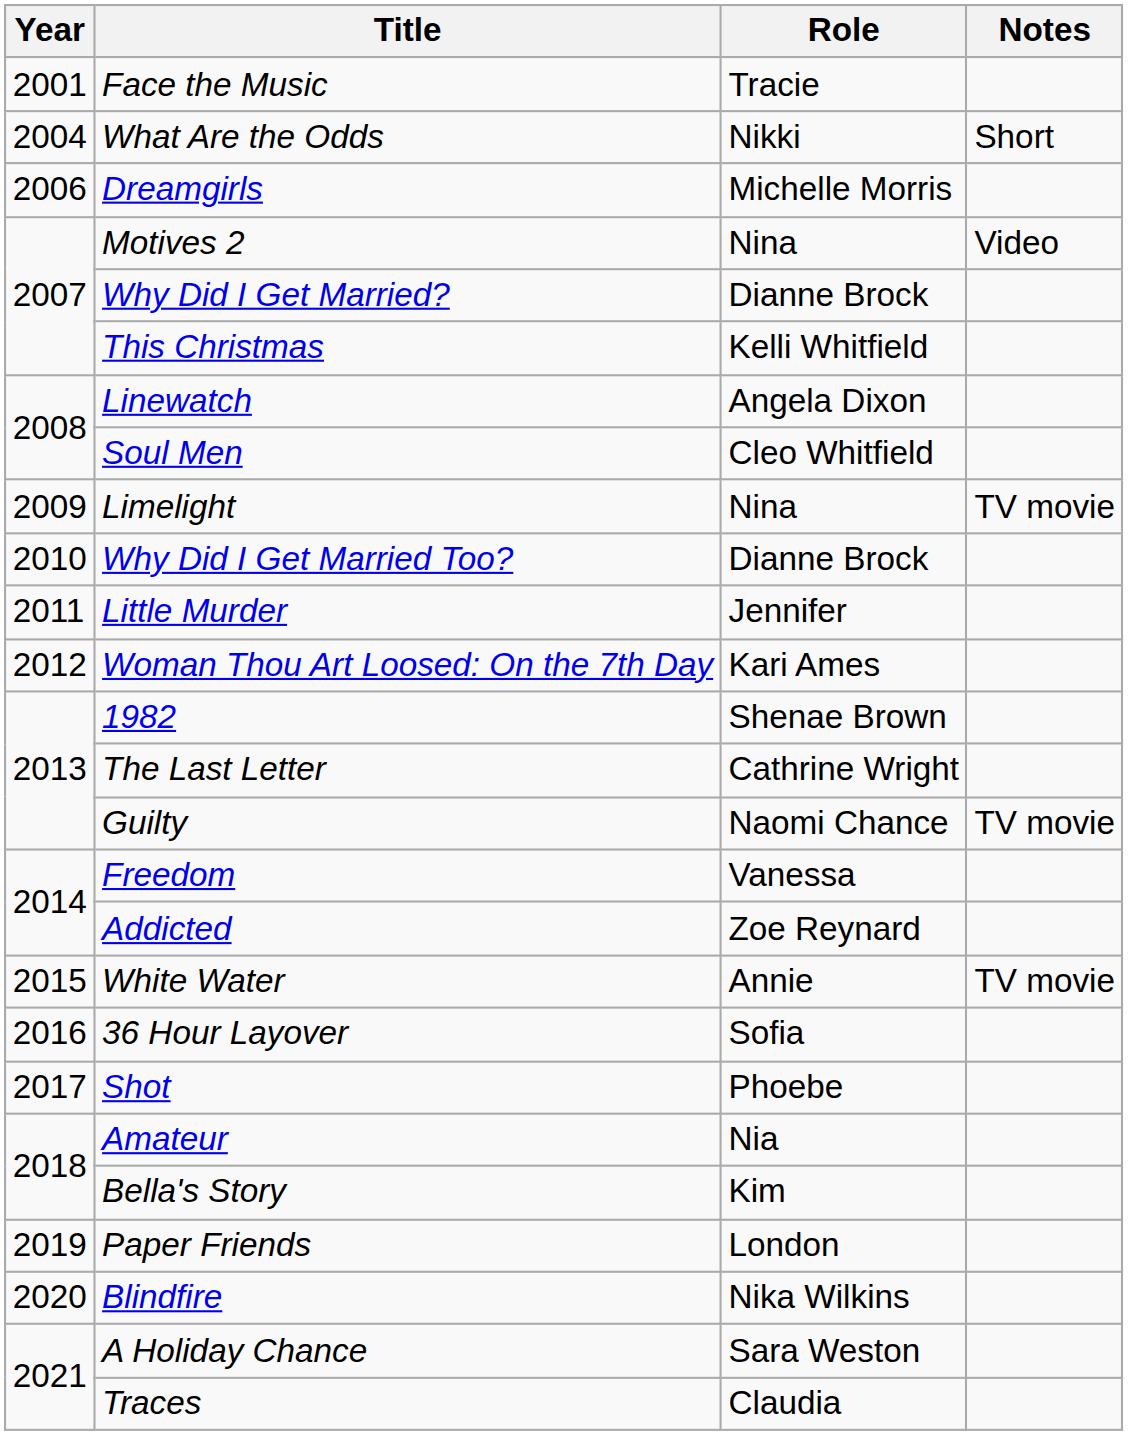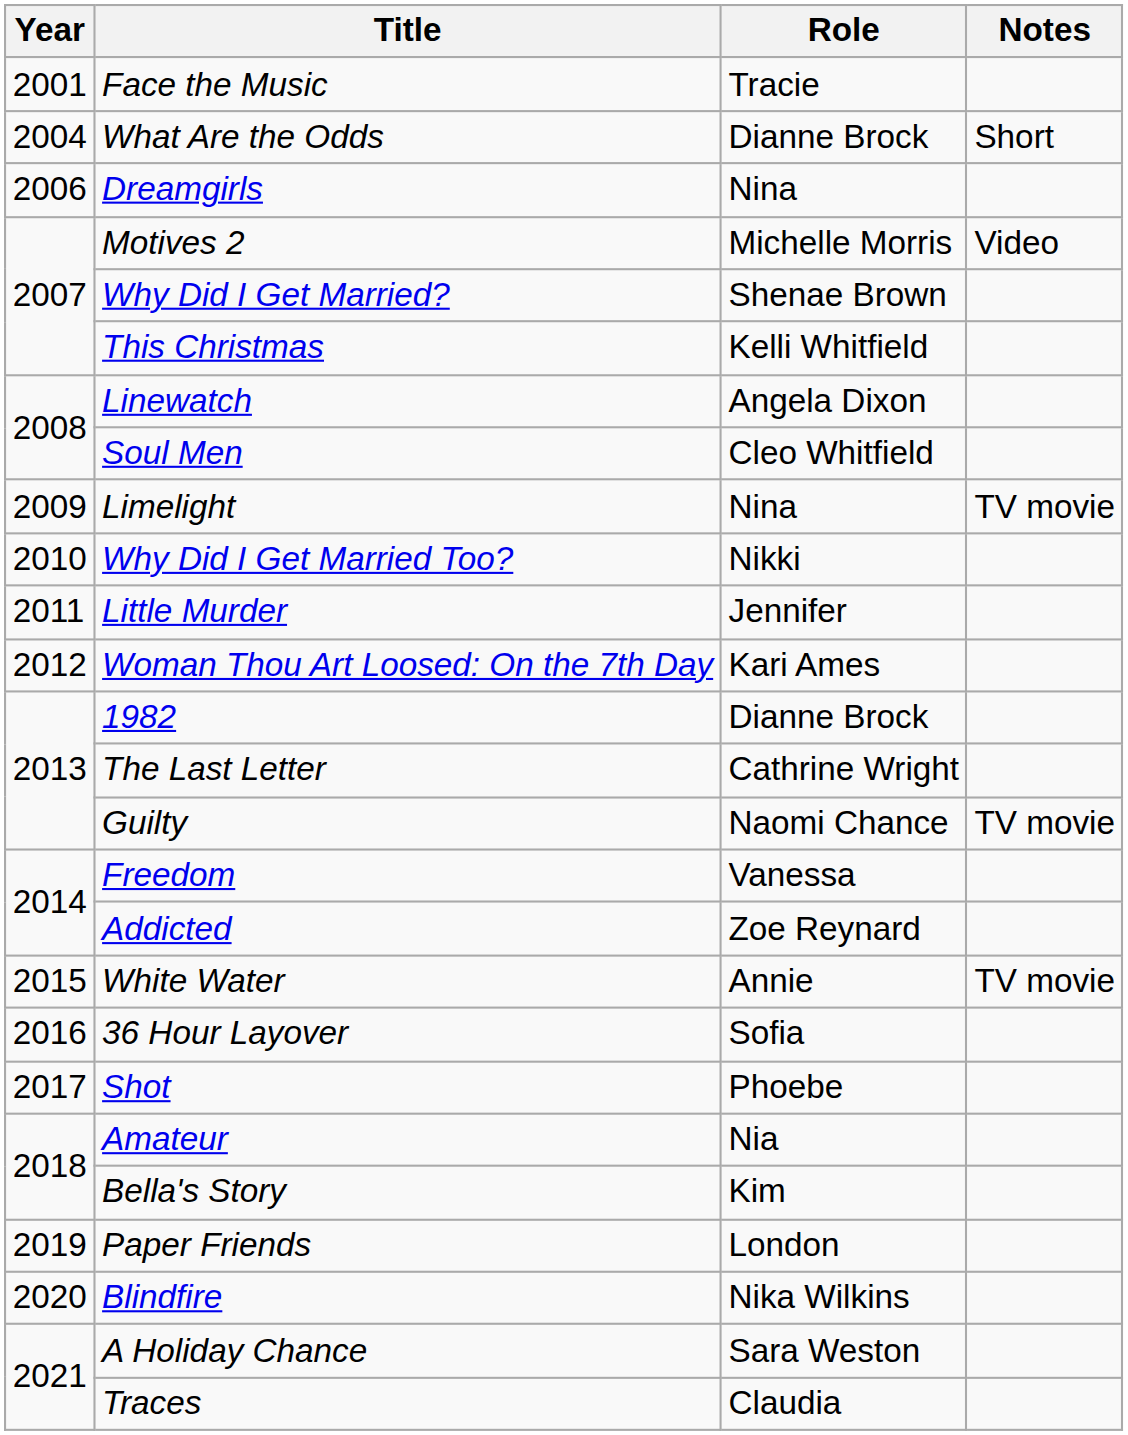(765, 136) Nikki -> (828, 136) Dianne Brock
(840, 189) Michelle Morris -> (763, 189) Nina
(763, 242) Nina -> (840, 242) Michelle Morris
(828, 294) Dianne Brock -> (838, 294) Shenae Brown
(828, 558) Dianne Brock -> (765, 558) Nikki
(838, 717) Shenae Brown -> (828, 717) Dianne Brock
